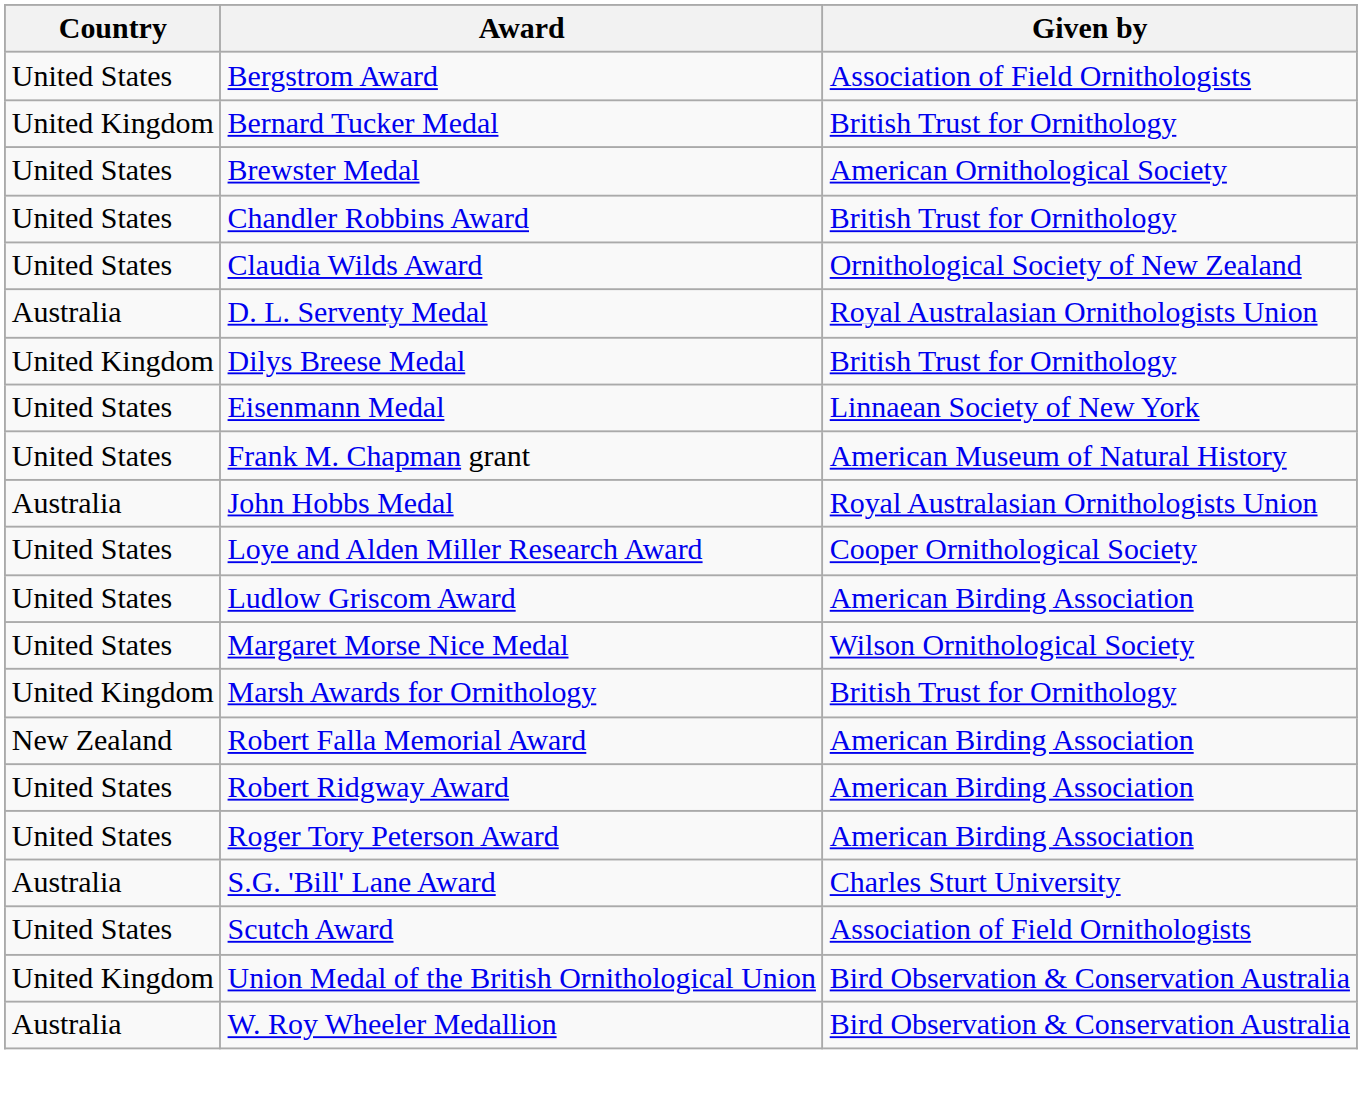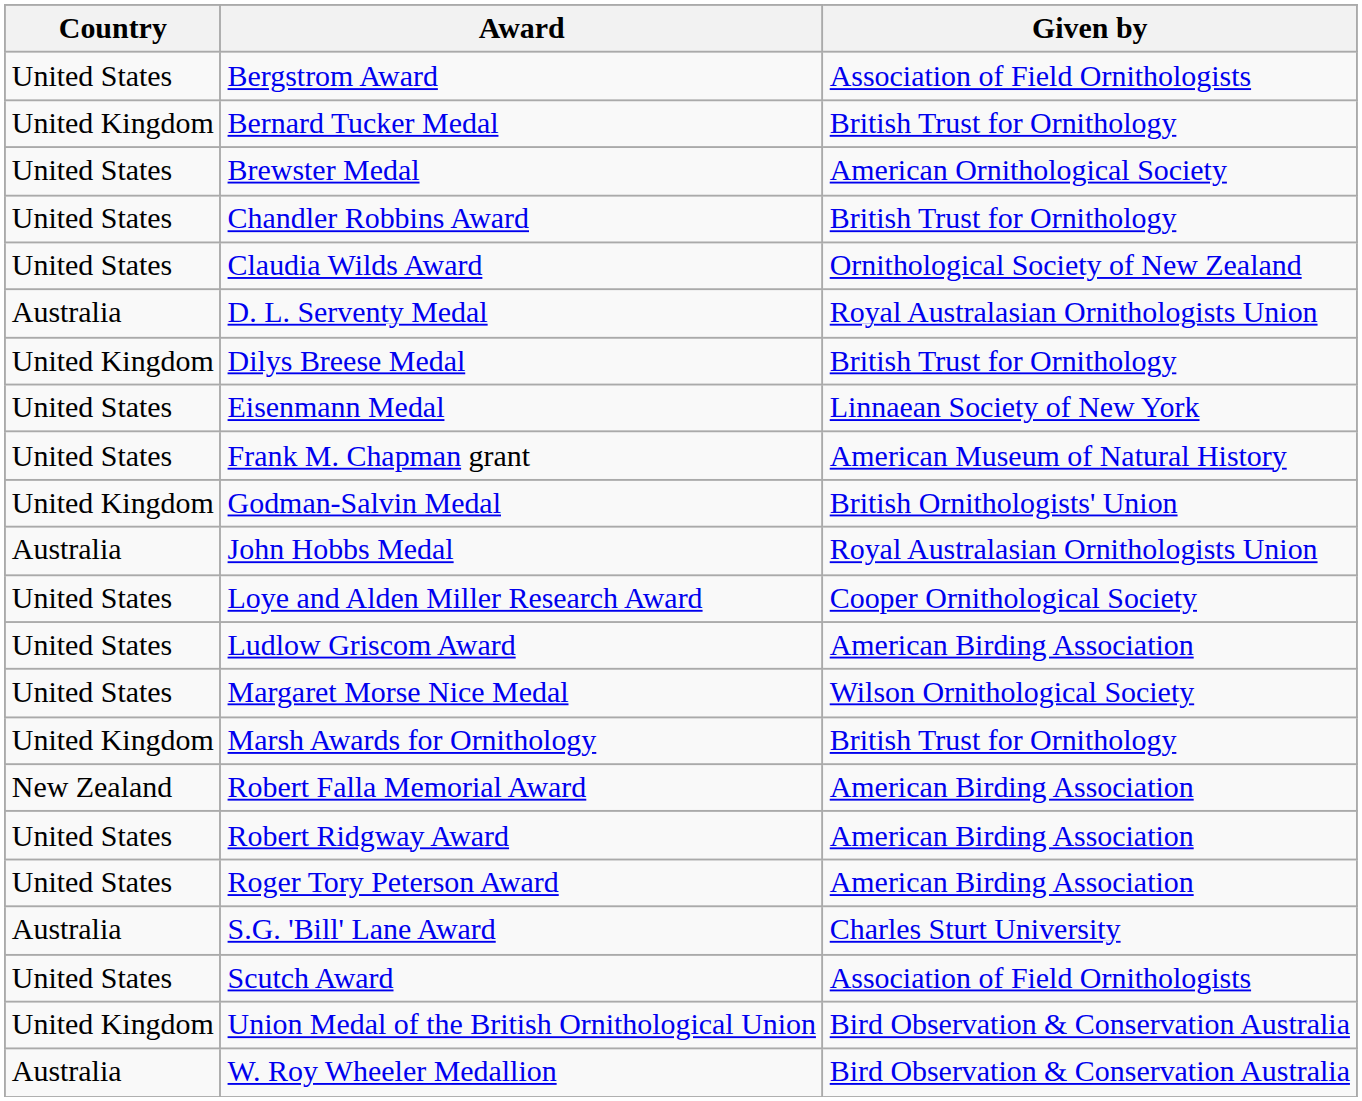+ row: (364, 502)
